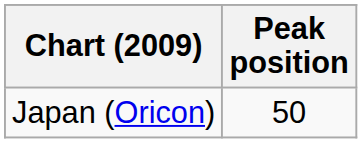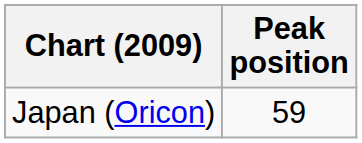(289, 112) 50 -> (289, 112) 59
